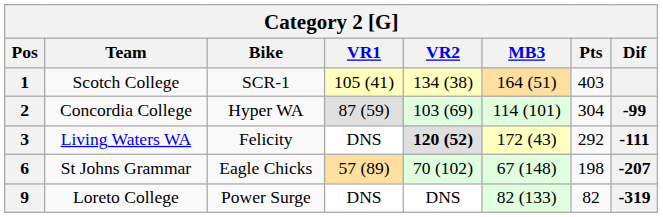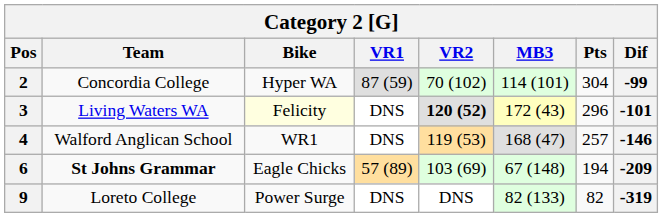- row: (25, 81)
(443, 110) 103 (69) -> (456, 81) 70 (102)
(266, 139) no background -> (300, 110) lightyellow background
(591, 139) 292 -> (595, 110) 296
(634, 139) -111 -> (636, 110) -101
+ row: (23, 139)
(126, 168) normal -> (143, 168) bold
(443, 168) 70 (102) -> (456, 168) 103 (69)
(591, 168) 198 -> (595, 168) 194
(634, 168) -207 -> (636, 168) -209
